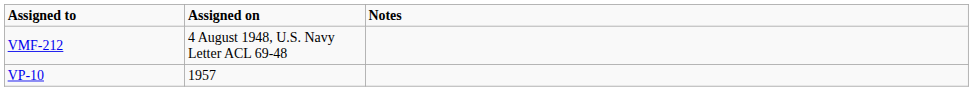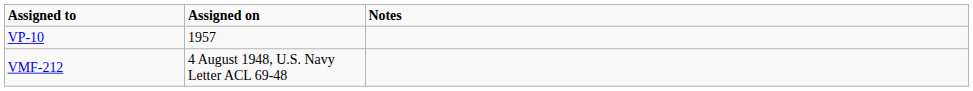rows swapped: (35, 45) <-> (26, 75)
